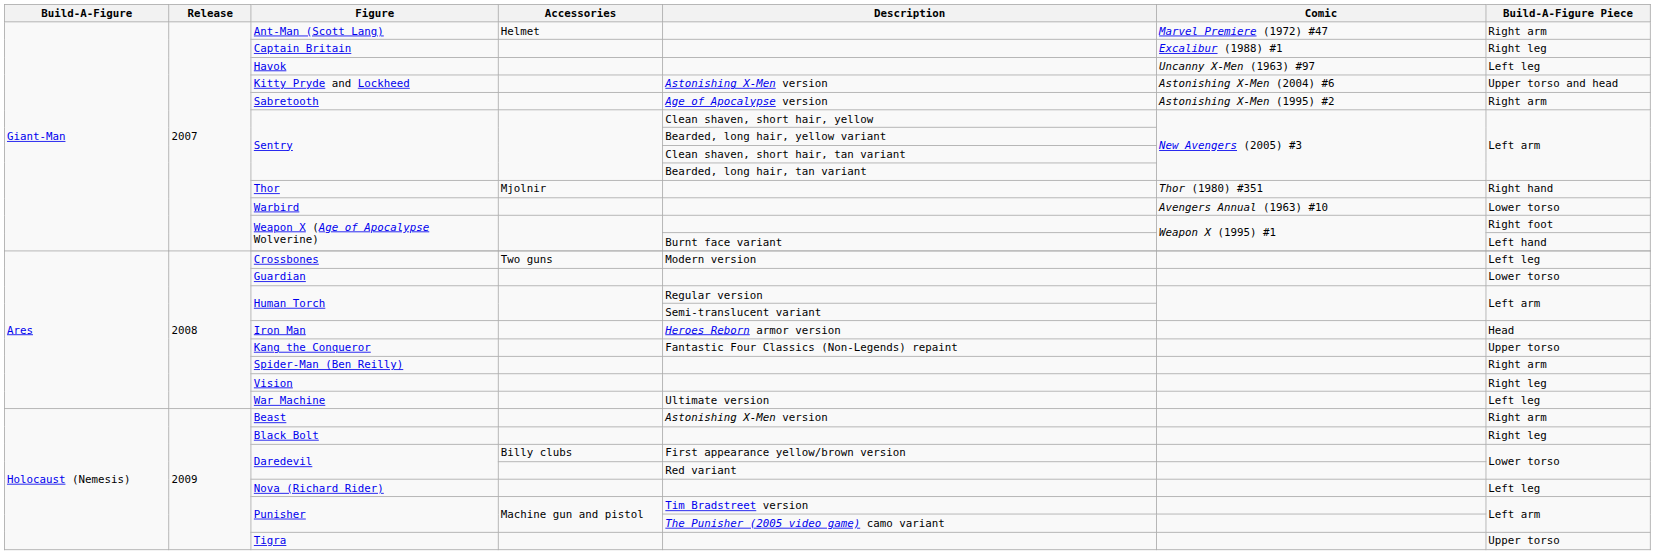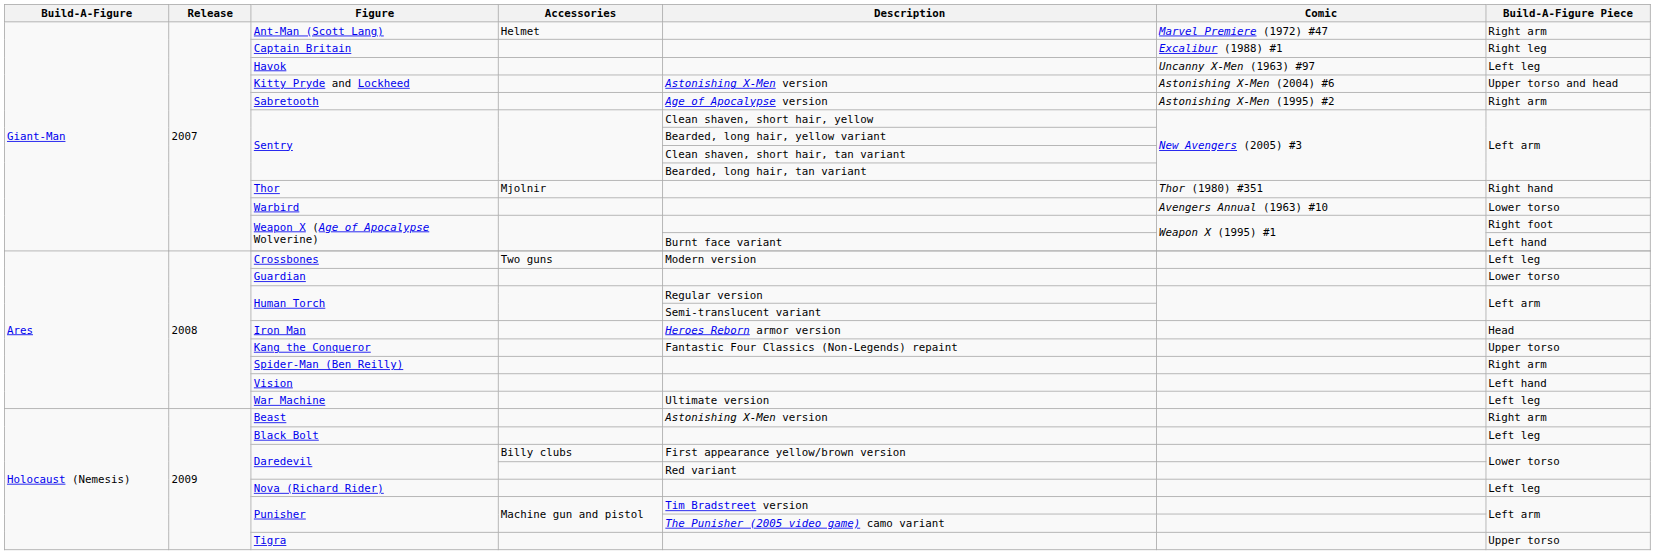(1517, 383) Right leg -> (1517, 383) Left hand
(1517, 435) Right leg -> (1514, 435) Left leg
